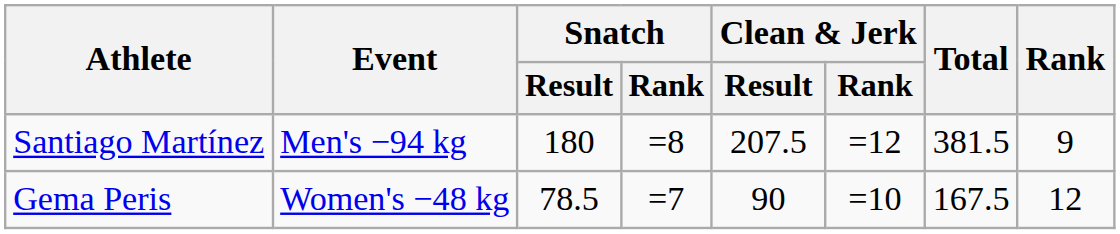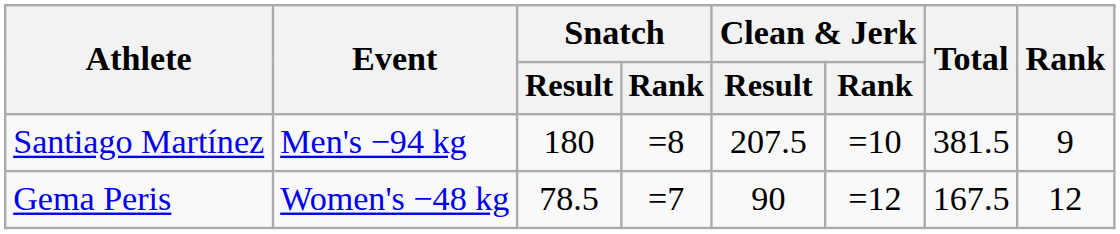(875, 142) =12 -> (875, 142) =10
(875, 198) =10 -> (875, 198) =12
